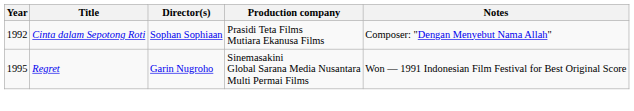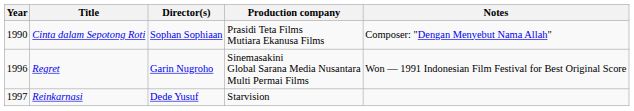(17, 35) 1992 -> (17, 35) 1990
(17, 69) 1995 -> (17, 69) 1996
+ row: (57, 97)
